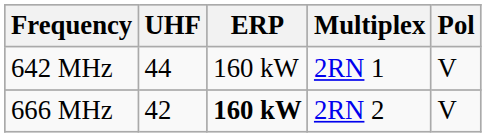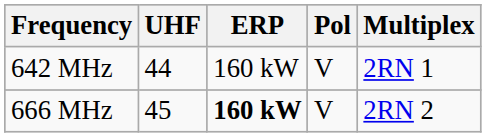columns swapped: (370, 25) <-> (456, 25)
(158, 110) 42 -> (158, 110) 45
